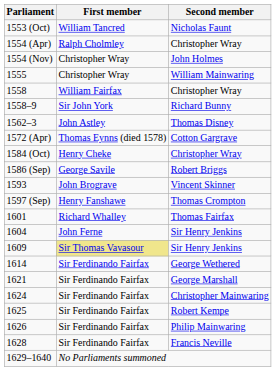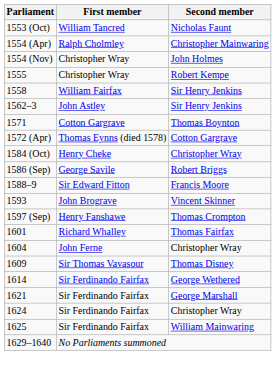(206, 43) Christopher Wray -> (220, 43) Christopher Mainwaring
(212, 75) William Mainwaring -> (200, 75) Robert Kempe
(206, 91) Christopher Wray -> (206, 91) Sir Henry Jenkins
- row: (21, 106)
(202, 122) Thomas Disney -> (206, 106) Sir Henry Jenkins
+ row: (17, 122)
+ row: (21, 185)
(206, 232) Sir Henry Jenkins -> (206, 248) Christopher Wray
(101, 248) khaki background -> (101, 264) no background
(206, 248) Sir Henry Jenkins -> (202, 264) Thomas Disney
(220, 295) Christopher Mainwaring -> (206, 311) Christopher Wray
(200, 311) Robert Kempe -> (212, 327) William Mainwaring
- row: (17, 327)
- row: (17, 342)
